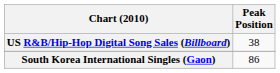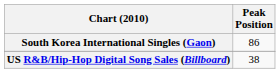rows swapped: (119, 59) <-> (119, 42)
